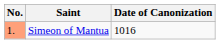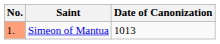(125, 30) 1016 -> (125, 30) 1013
